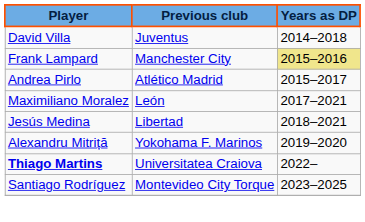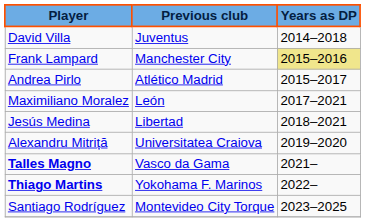(199, 143) Yokohama F. Marinos -> (199, 143) Universitatea Craiova
+ row: (49, 164)
(199, 164) Universitatea Craiova -> (199, 185) Yokohama F. Marinos
